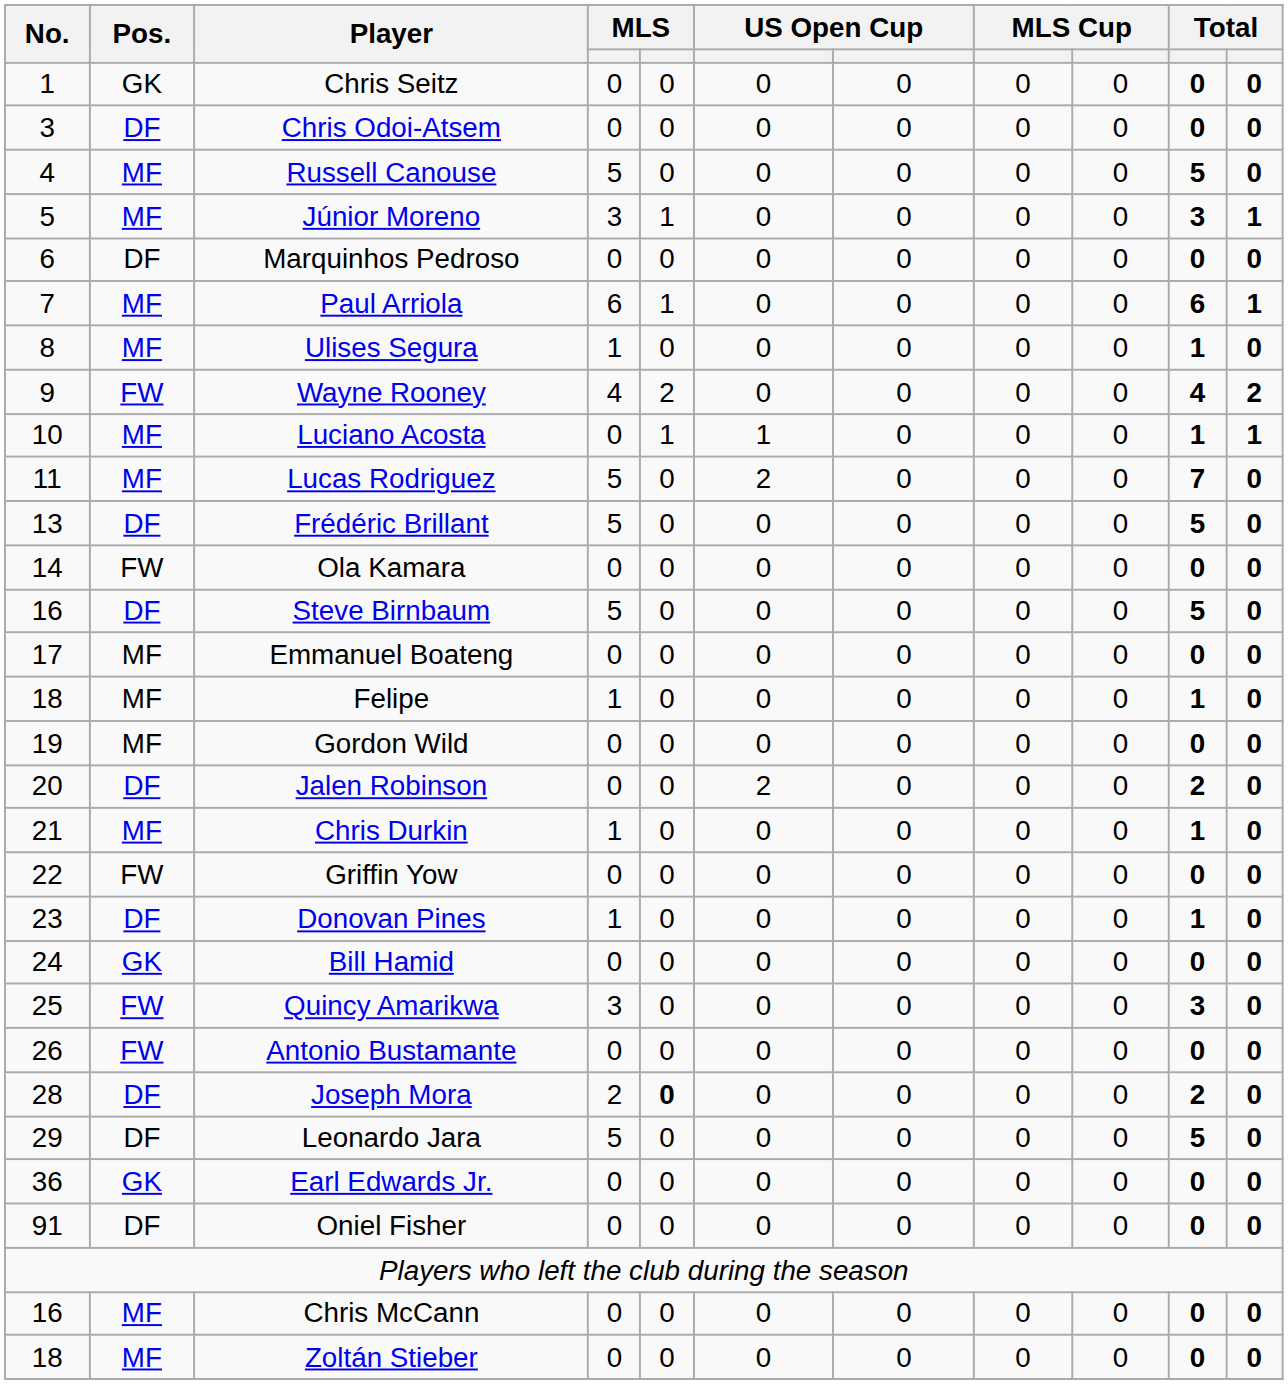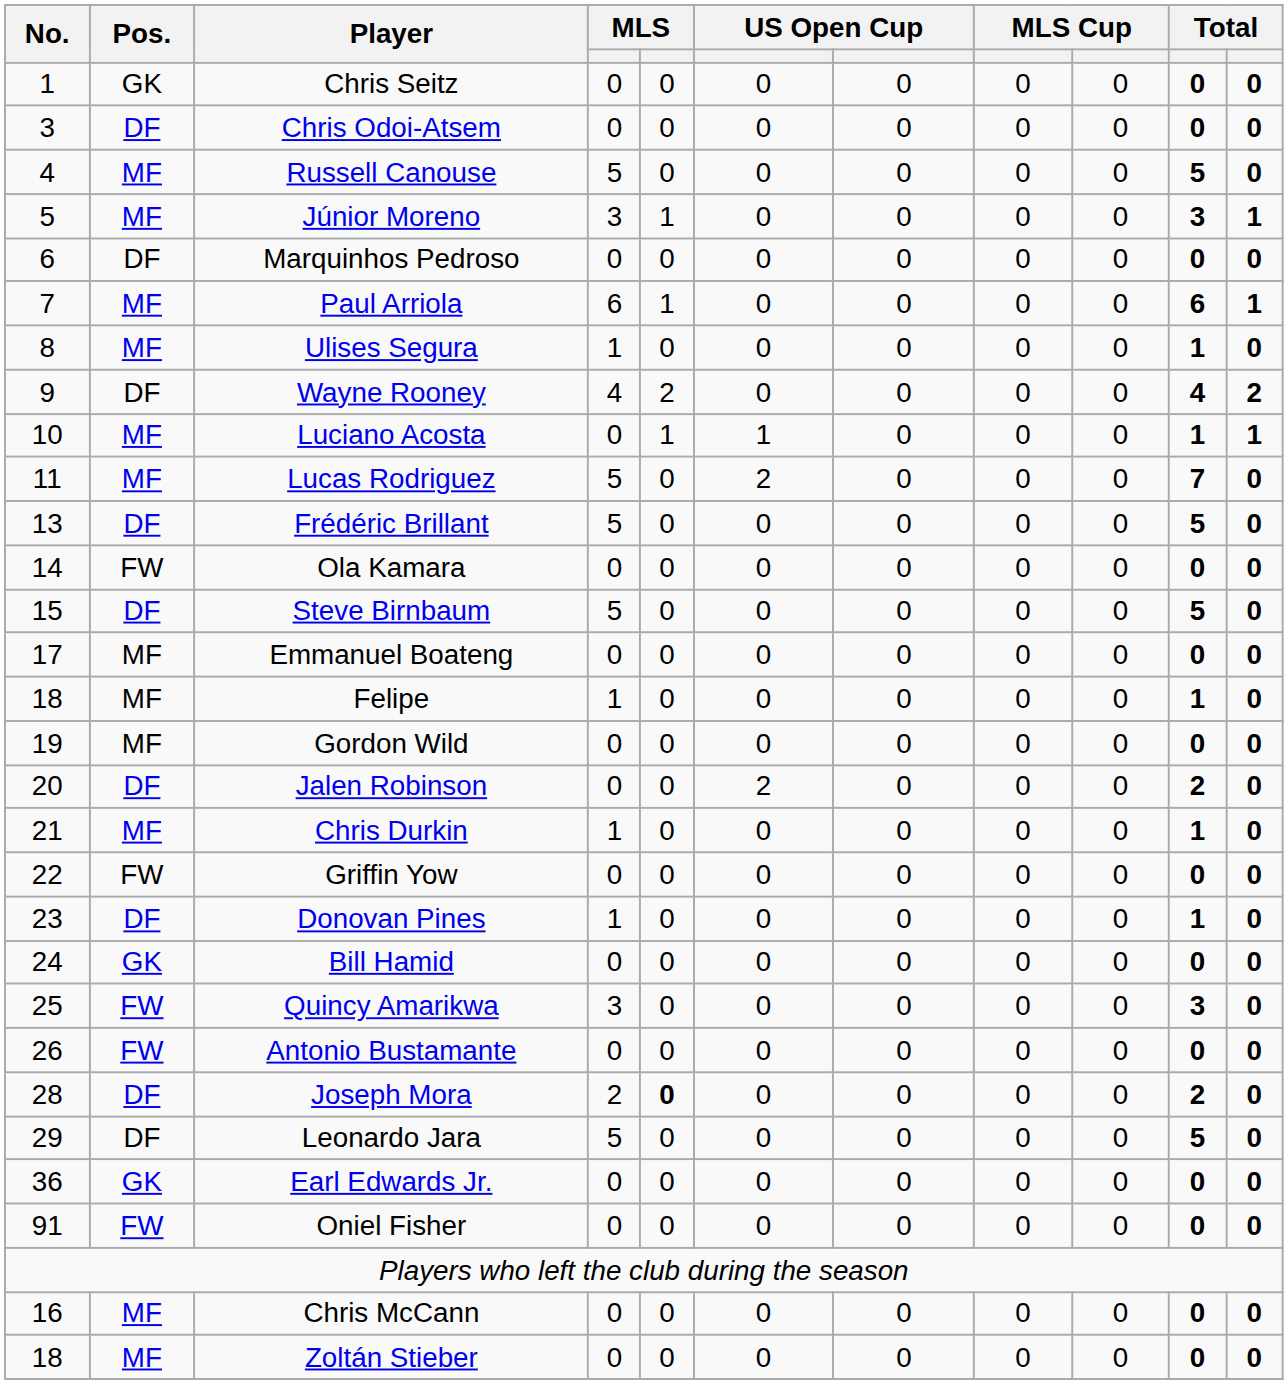(142, 392) FW -> (142, 392) DF
(47, 611) 16 -> (47, 611) 15
(142, 1226) DF -> (142, 1226) FW
